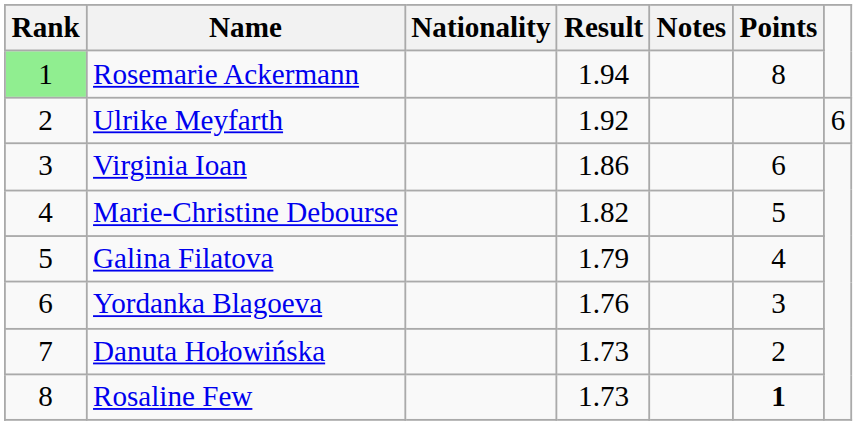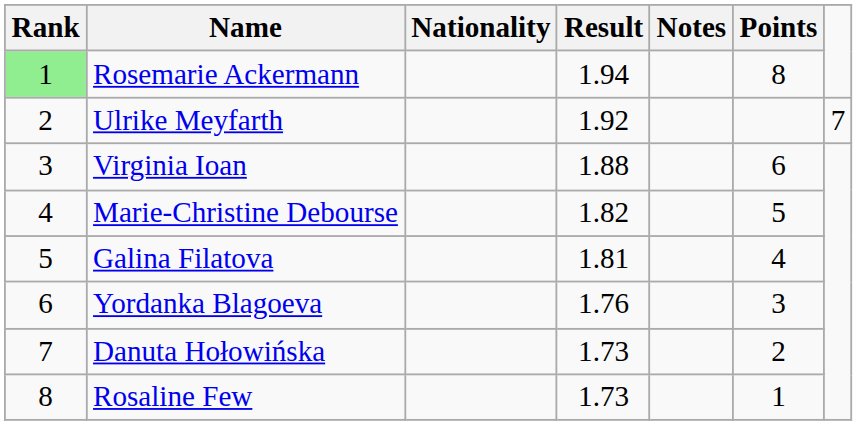(838, 119) 6 -> (838, 119) 7
(604, 166) 1.86 -> (604, 166) 1.88
(604, 258) 1.79 -> (604, 258) 1.81
(778, 397) bold -> (778, 397) normal
